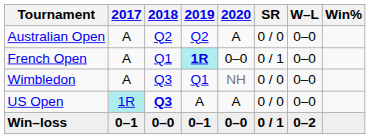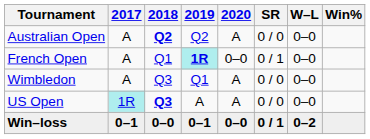(163, 36) normal -> (163, 36) bold
(236, 79) NH -> (236, 79) A
